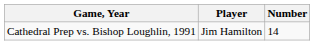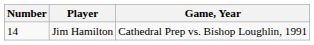columns swapped: (287, 13) <-> (101, 13)
